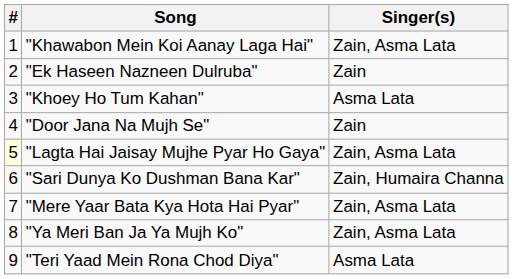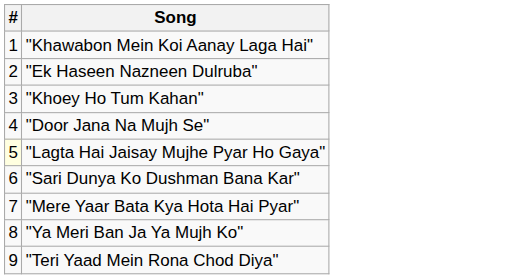- column: (418, 17)
